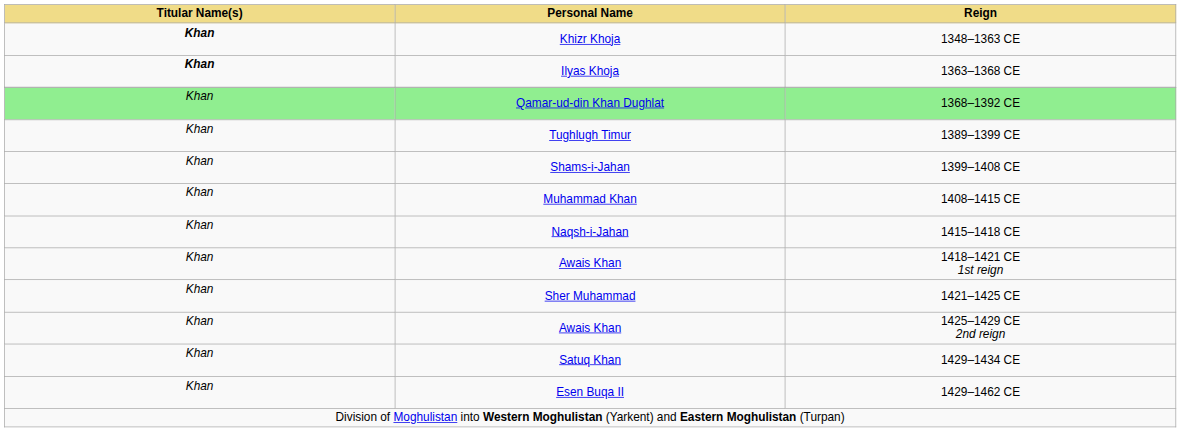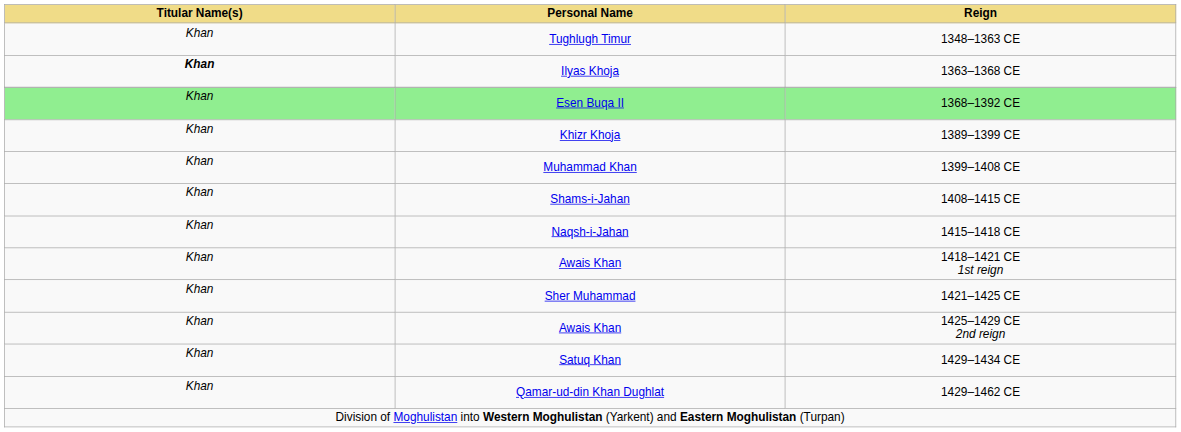(200, 32) bold -> (200, 32) normal
(590, 39) Khizr Khoja -> (590, 39) Tughlugh Timur
(590, 103) Qamar-ud-din Khan Dughlat -> (590, 103) Esen Buqa II
(590, 135) Tughlugh Timur -> (590, 135) Khizr Khoja
(590, 167) Shams-i-Jahan -> (590, 167) Muhammad Khan
(590, 199) Muhammad Khan -> (590, 199) Shams-i-Jahan
(590, 392) Esen Buqa II -> (590, 392) Qamar-ud-din Khan Dughlat
